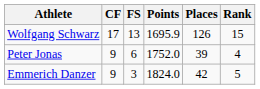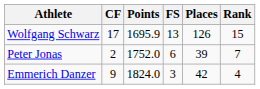columns swapped: (134, 14) <-> (163, 14)
(113, 54) 9 -> (113, 54) 2
(237, 54) 4 -> (237, 54) 7
(237, 74) 5 -> (237, 74) 4
